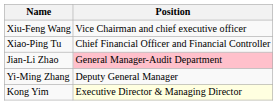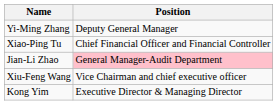rows swapped: (39, 28) <-> (38, 76)
(159, 92) lightyellow background -> (159, 92) no background
